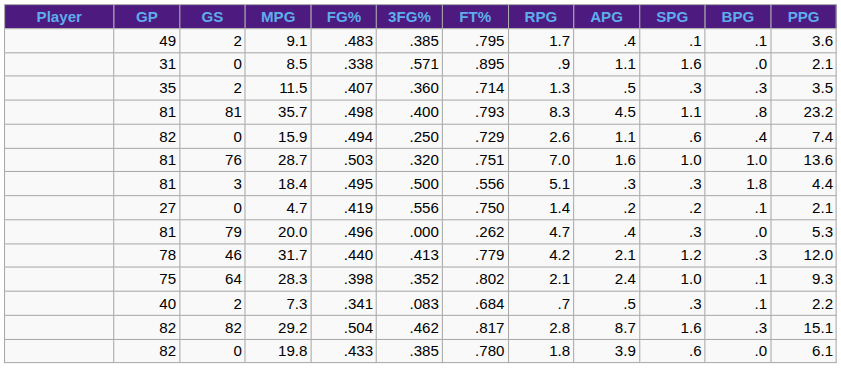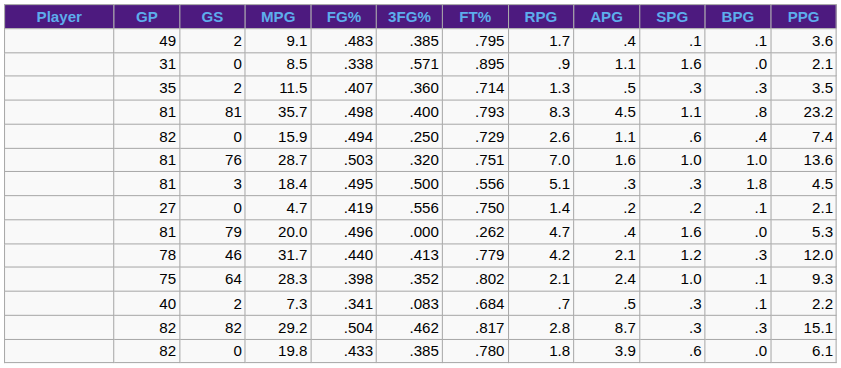(823, 184) 4.4 -> (823, 184) 4.5
(695, 232) .3 -> (691, 232) 1.6
(691, 327) 1.6 -> (695, 327) .3
